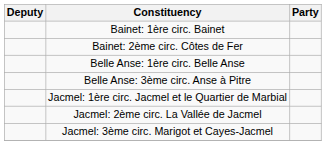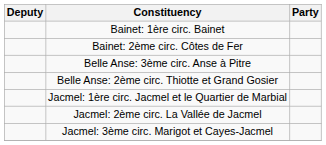- row: (168, 64)
+ row: (168, 81)
